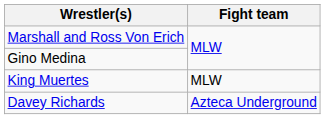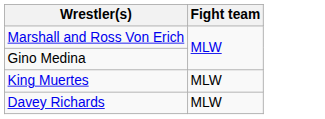(254, 102) Azteca Underground -> (206, 102) MLW
